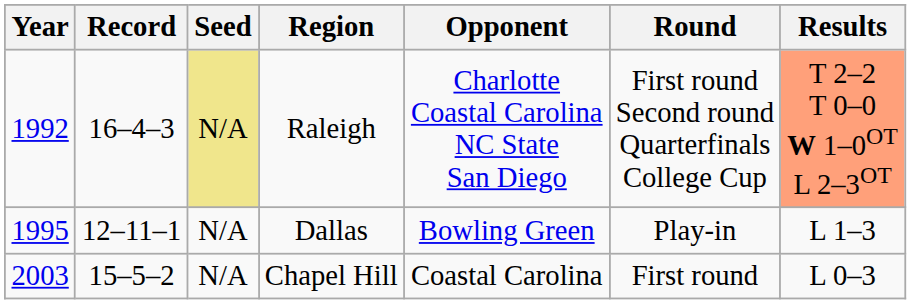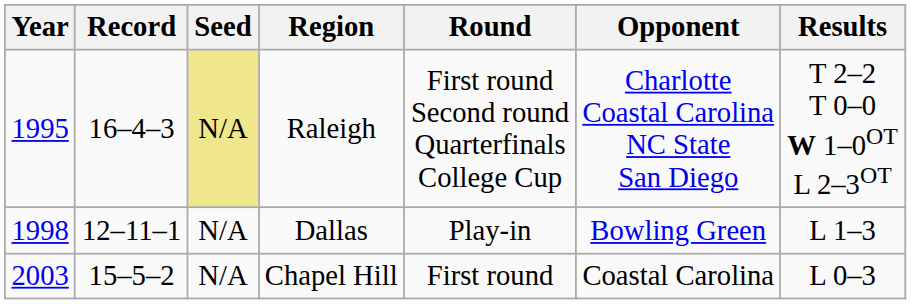columns swapped: (695, 27) <-> (507, 27)
(40, 128) 1992 -> (40, 128) 1995
(843, 128) lightsalmon background -> (843, 128) no background
(40, 230) 1995 -> (40, 230) 1998
